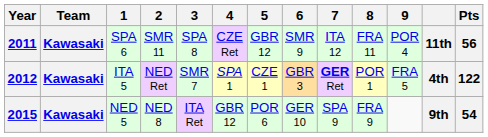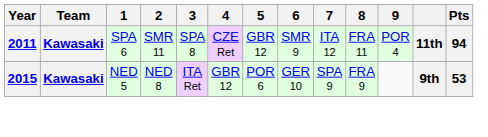(469, 44) 56 -> (459, 44) 94
- row: (22, 79)
(469, 115) 54 -> (459, 79) 53
